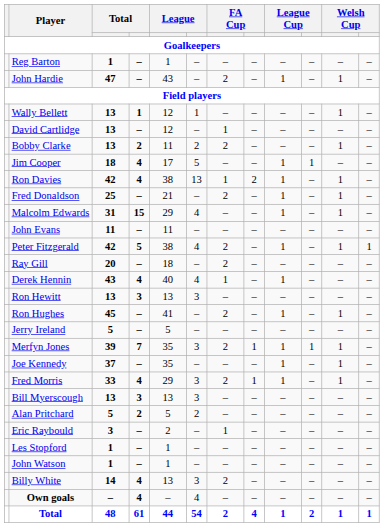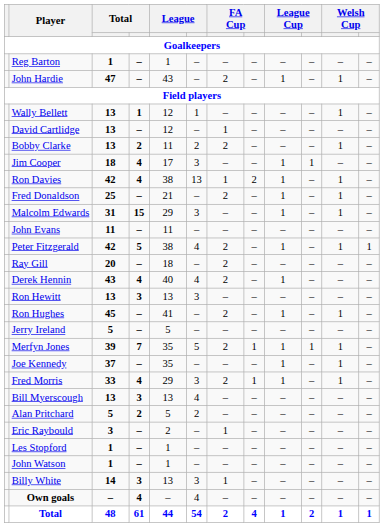(197, 162) 5 -> (197, 162) 3
(197, 212) 4 -> (197, 212) 3
(225, 279) 1 -> (225, 279) 2
(197, 346) 3 -> (197, 346) 5
(197, 397) 3 -> (197, 397) 4
(139, 480) 4 -> (139, 480) 3
(225, 480) 2 -> (225, 480) 1
